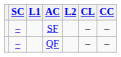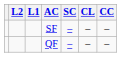columns swapped: (70, 12) <-> (18, 12)
